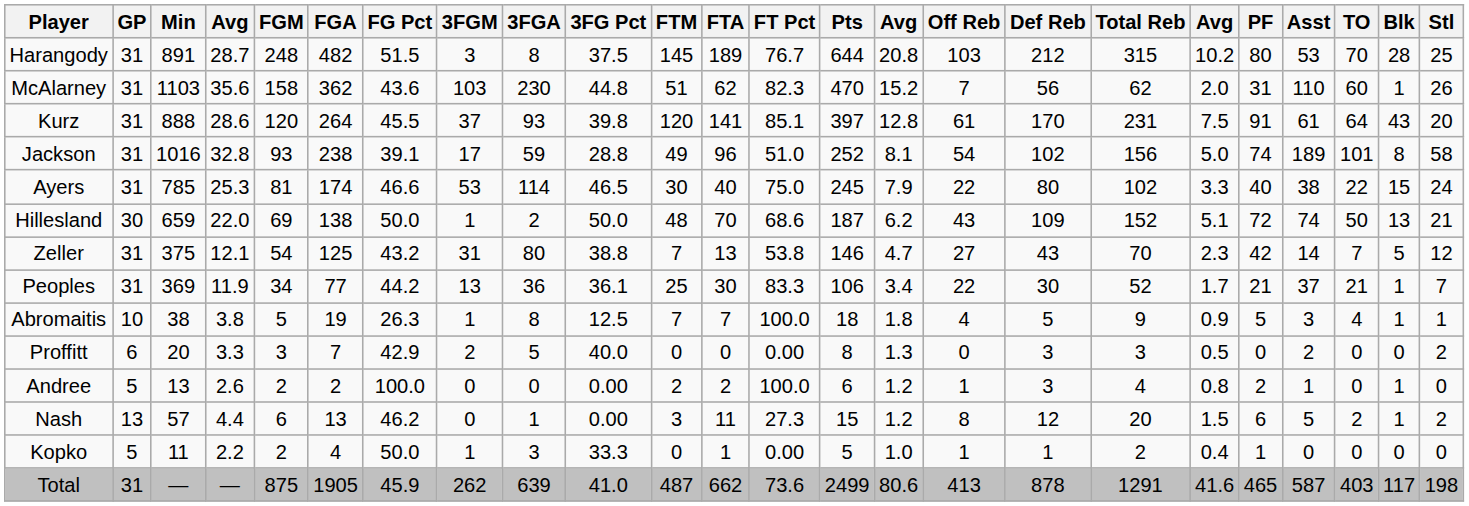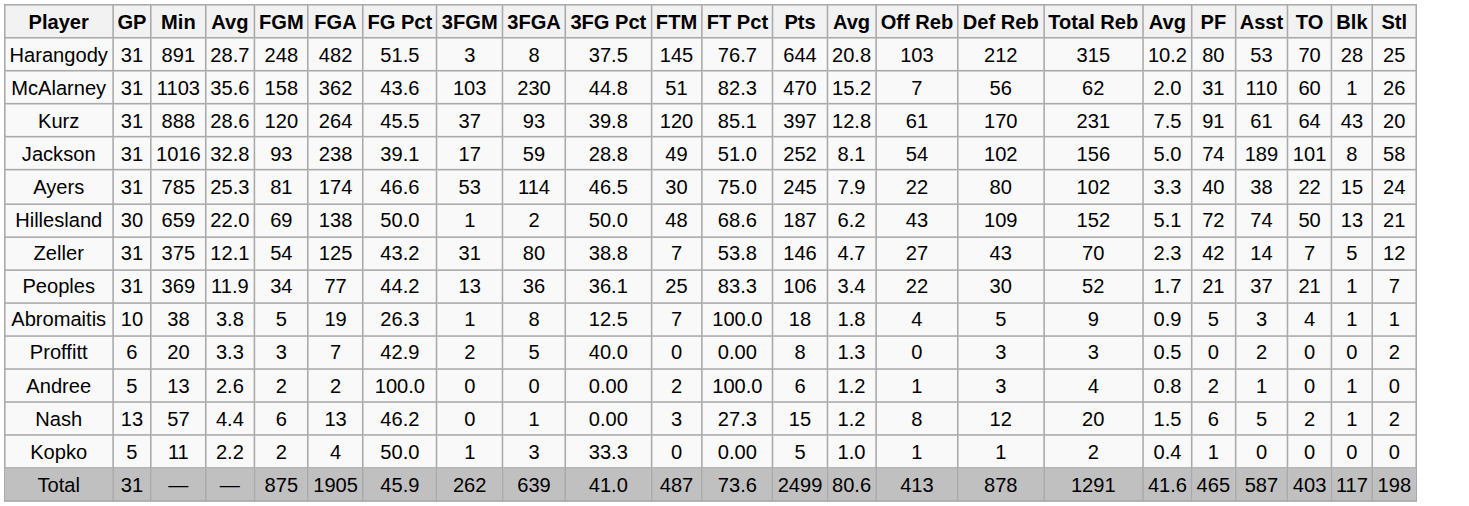- column: (726, 21)
